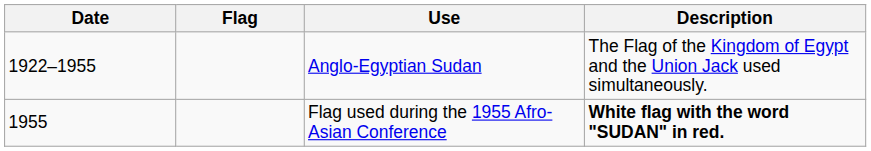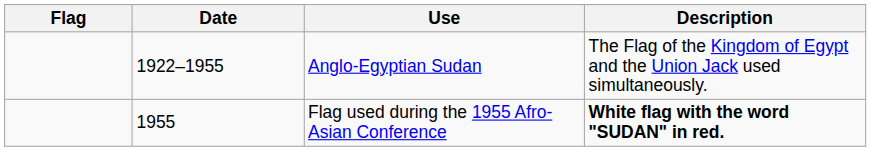columns swapped: (240, 18) <-> (90, 18)
